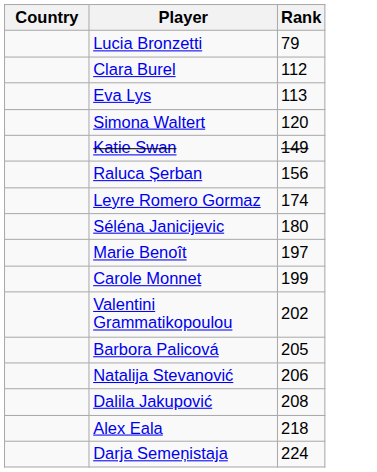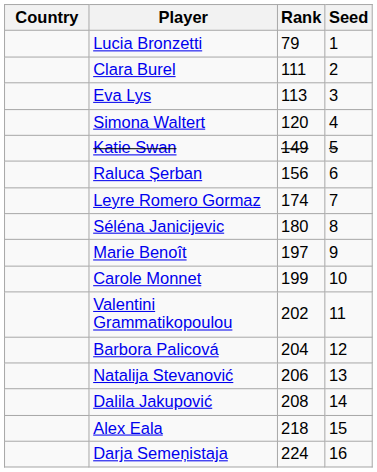+ column: (349, 17)
(294, 69) 112 -> (294, 69) 111
(295, 349) 205 -> (295, 349) 204
